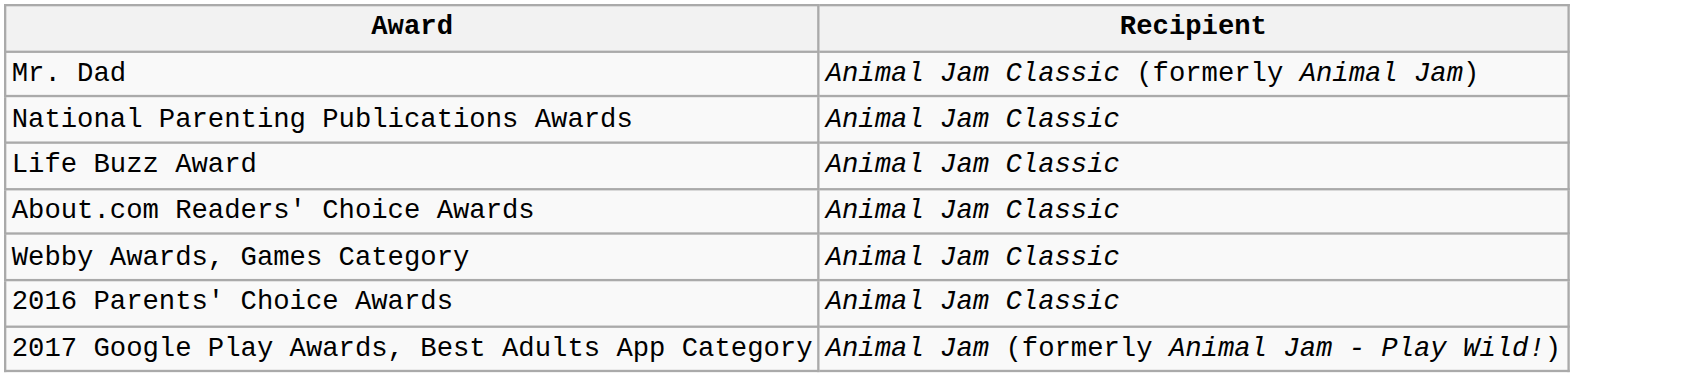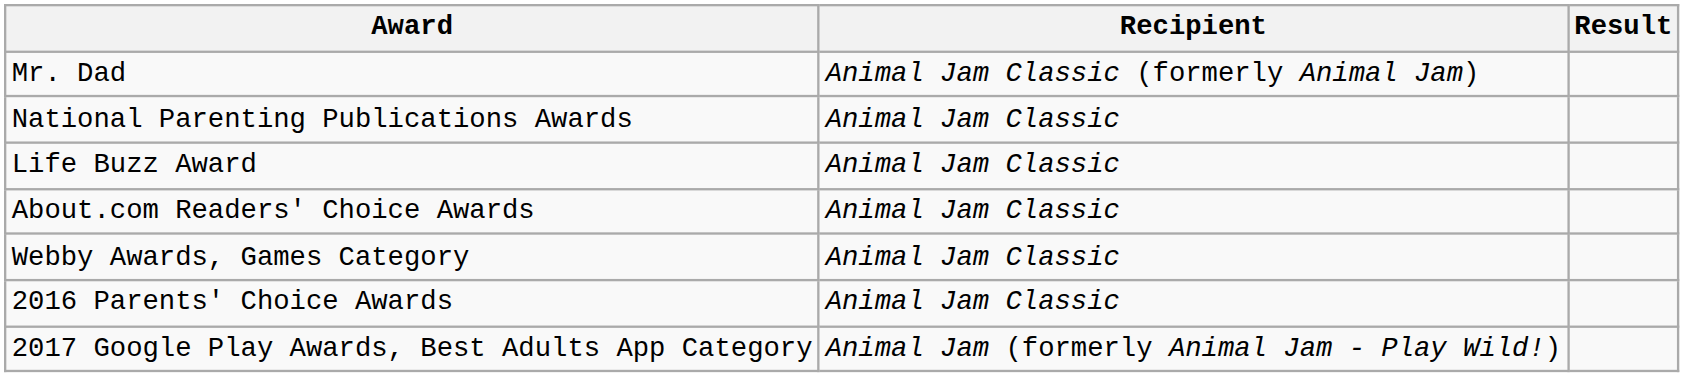+ column: (1623, 28)
